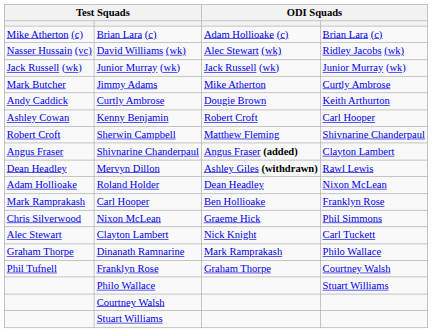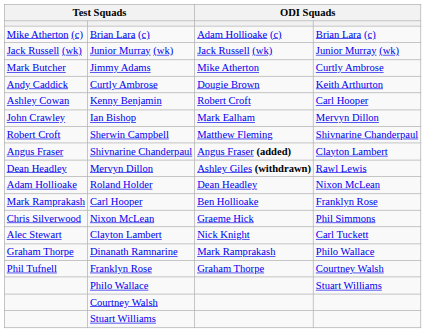- row: (141, 51)
+ row: (113, 118)
